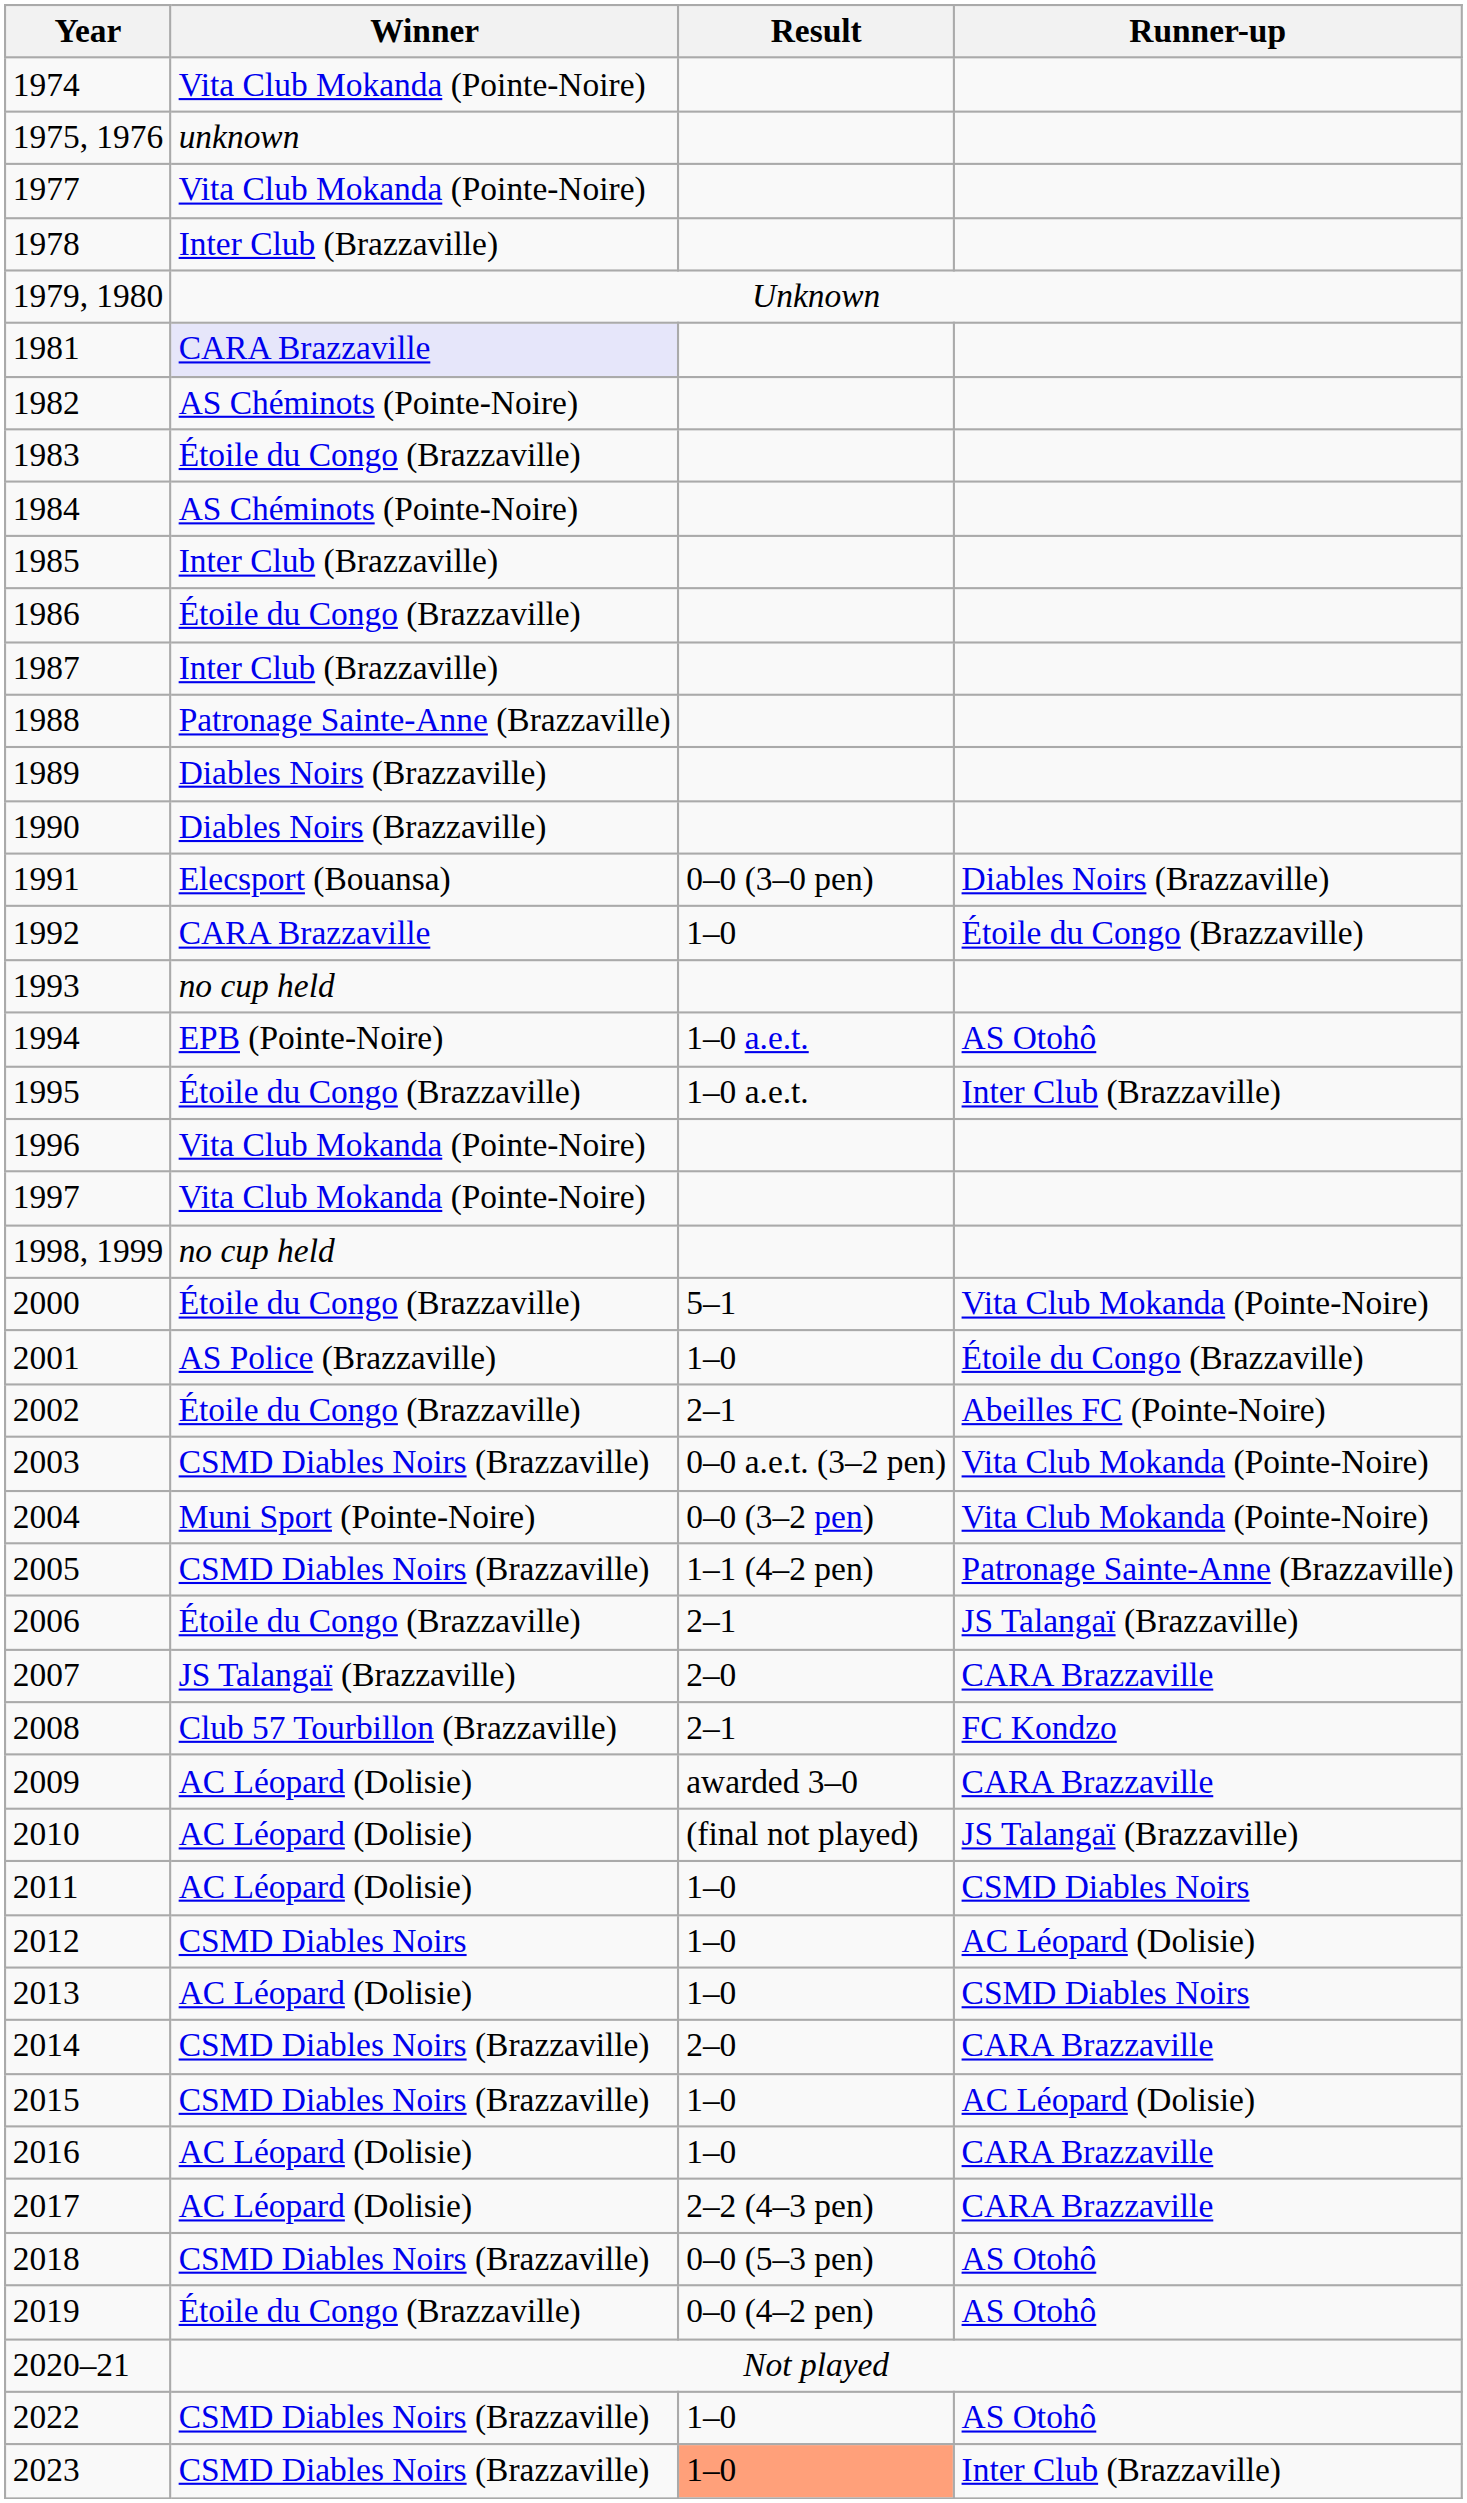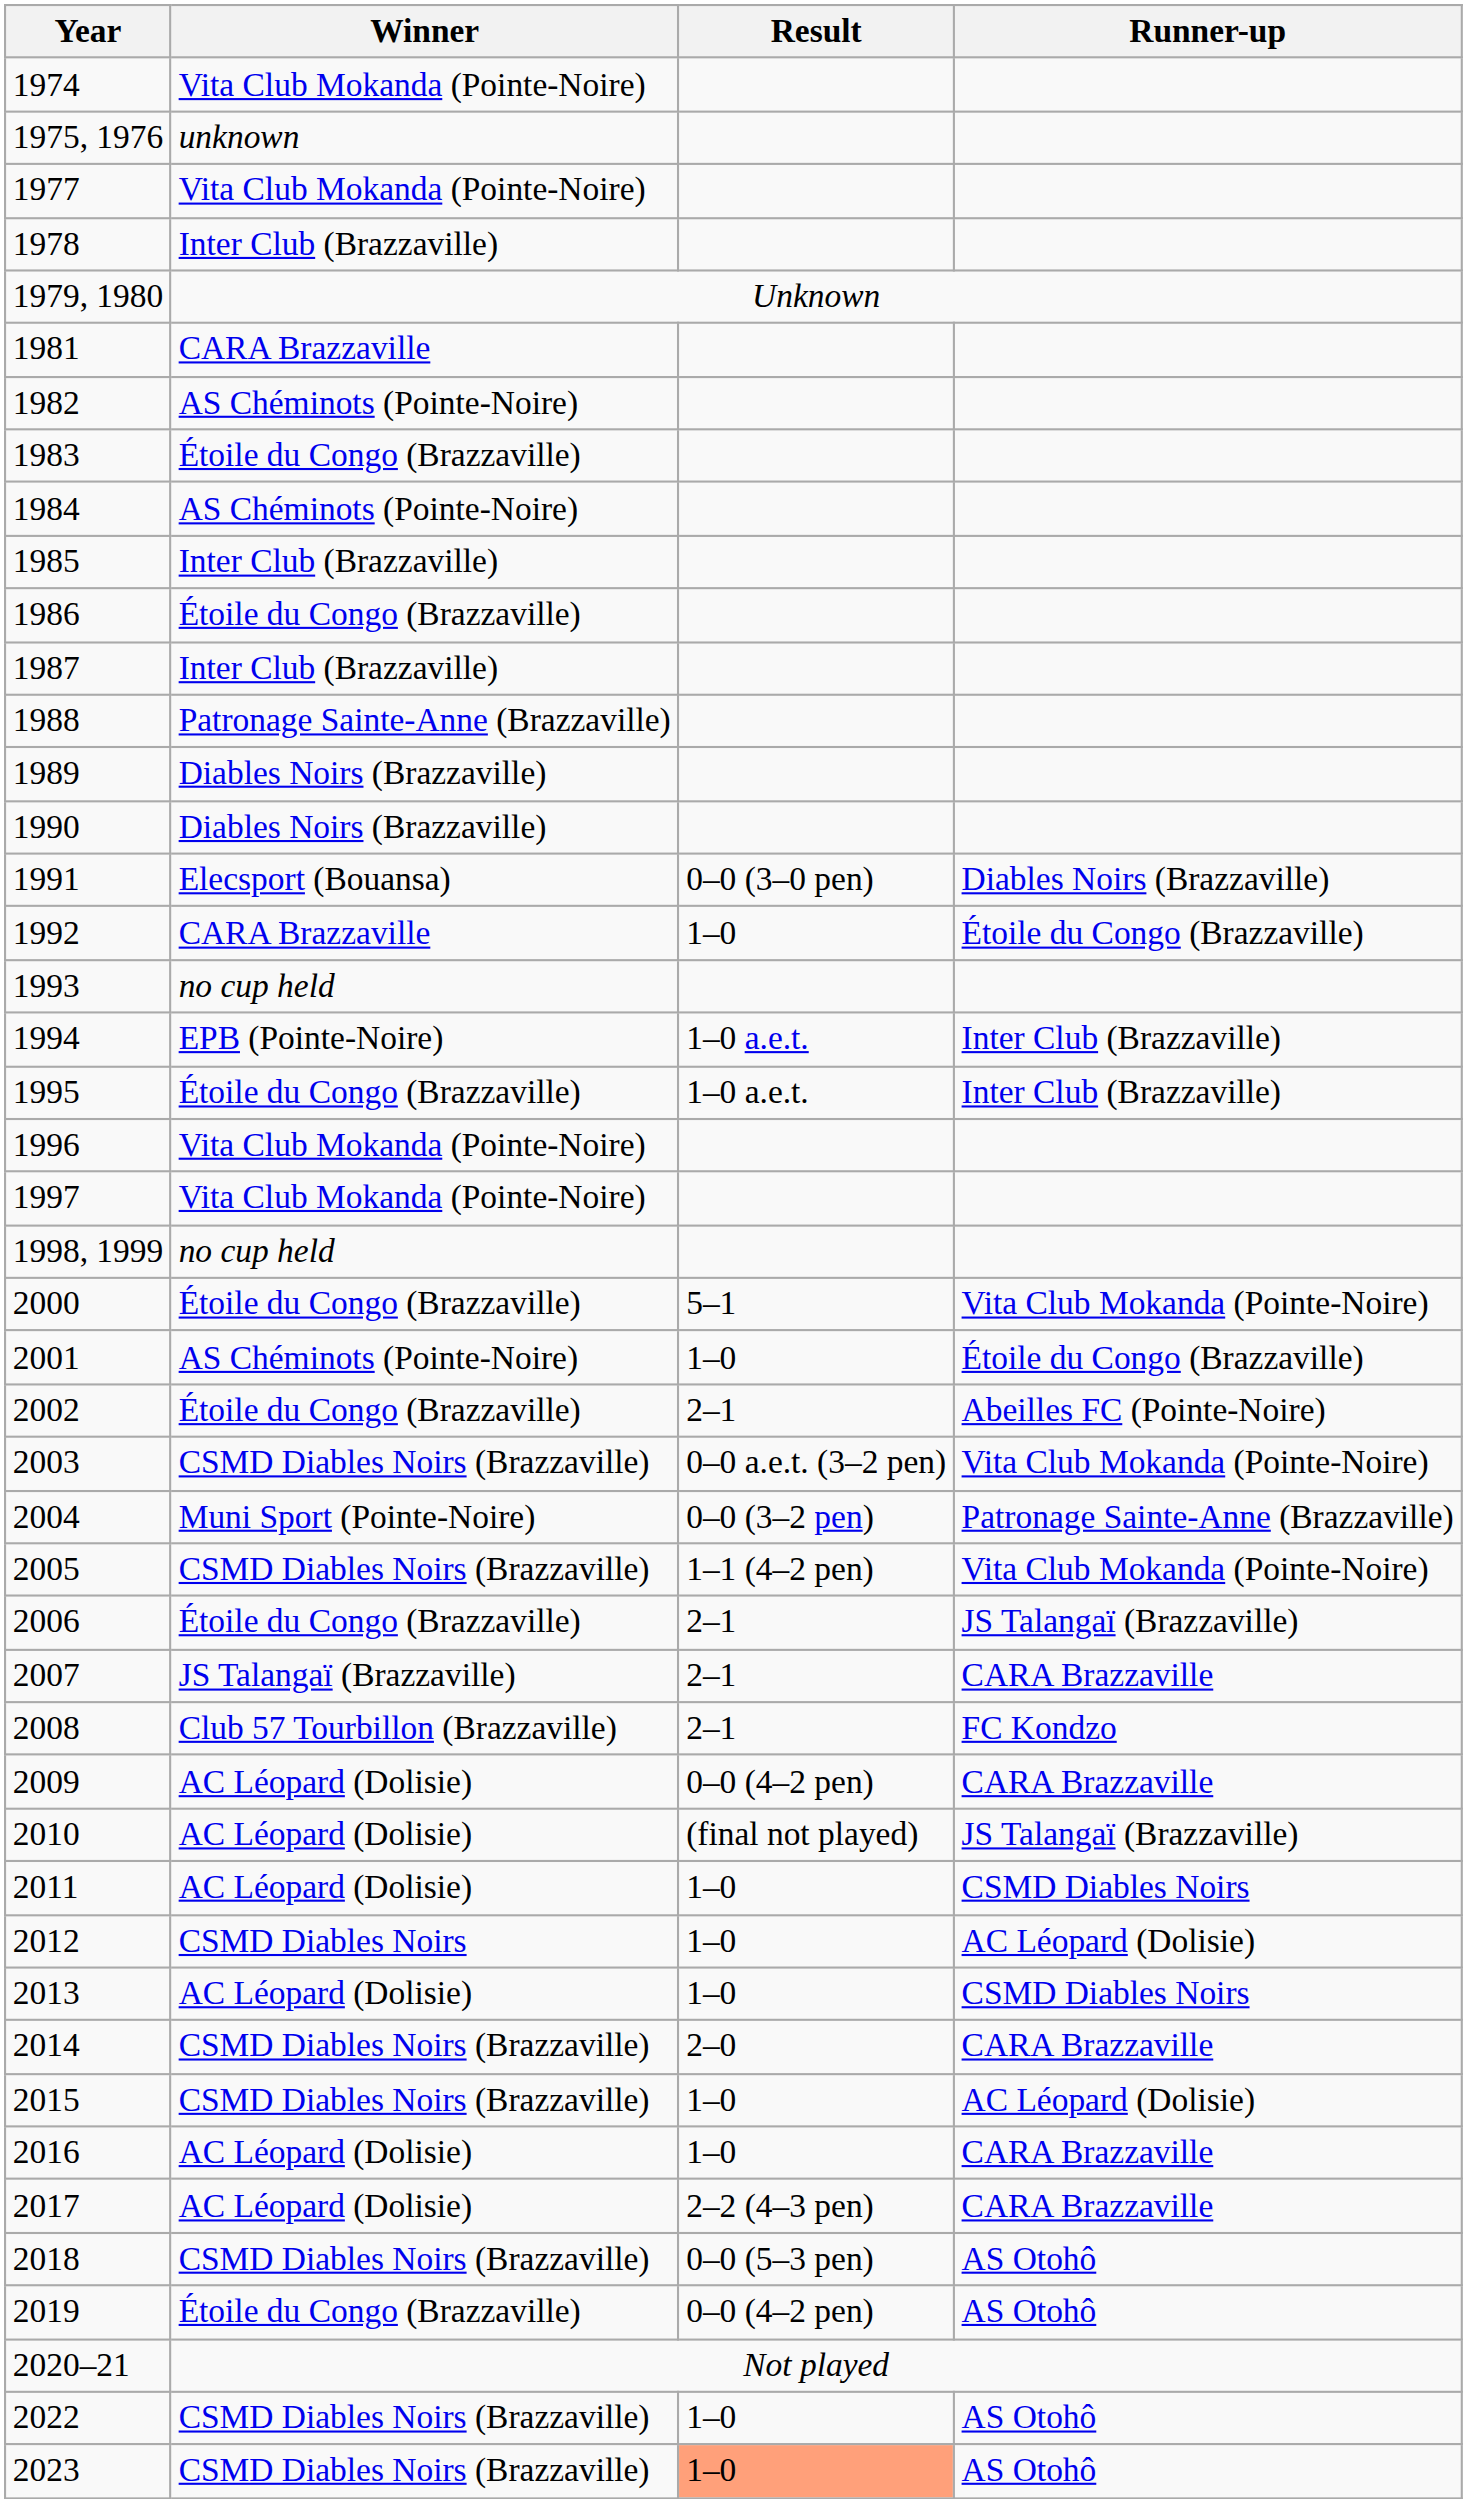(304, 349) lavender background -> (304, 349) no background
(1029, 1038) AS Otohô -> (1121, 1038) Inter Club (Brazzaville)
(337, 1356) AS Police (Brazzaville) -> (378, 1356) AS Chéminots (Pointe-Noire)
(1195, 1515) Vita Club Mokanda (Pointe-Noire) -> (1208, 1515) Patronage Sainte-Anne (Brazzaville)
(1208, 1568) Patronage Sainte-Anne (Brazzaville) -> (1195, 1568) Vita Club Mokanda (Pointe-Noire)
(711, 1675) 2–0 -> (711, 1675) 2–1
(772, 1781) awarded 3–0 -> (780, 1781) 0–0 (4–2 pen)
(1121, 2470) Inter Club (Brazzaville) -> (1029, 2470) AS Otohô
